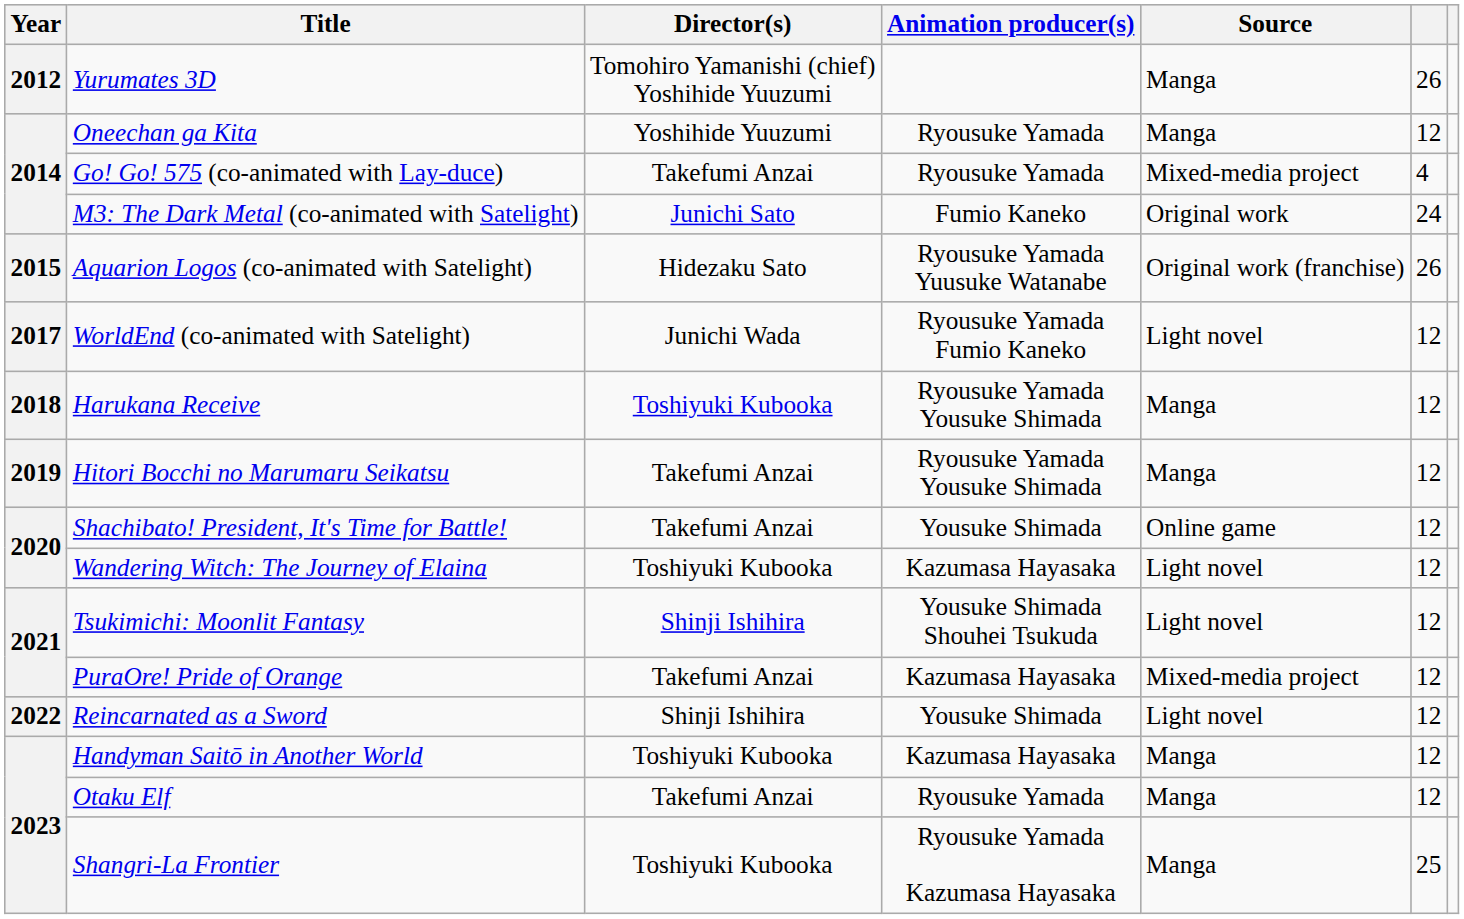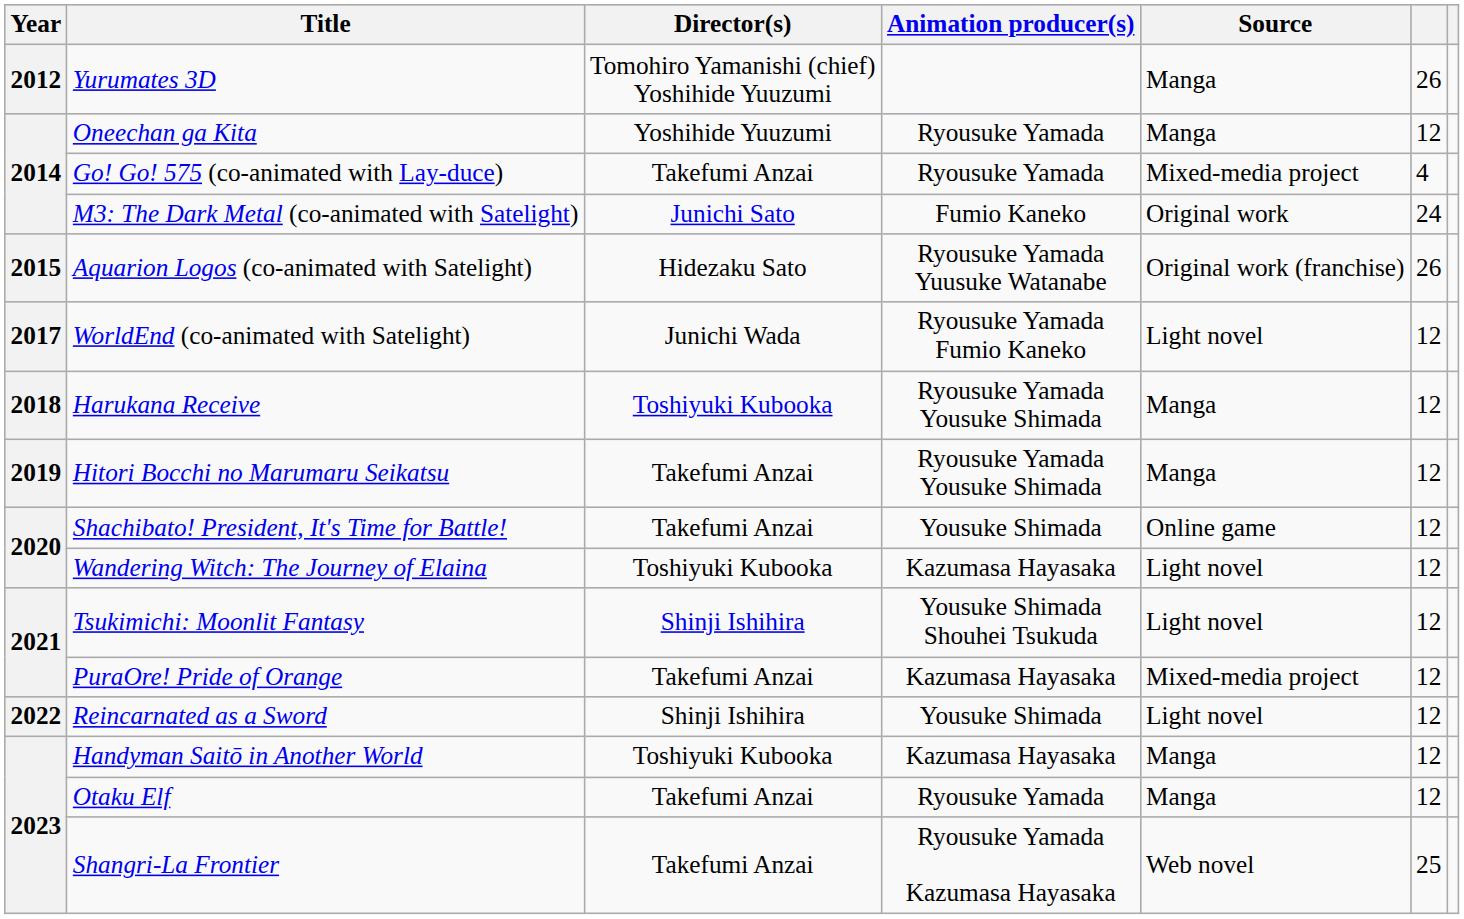(733, 865) Toshiyuki Kubooka -> (733, 865) Takefumi Anzai
(1181, 865) Manga -> (1200, 865) Web novel
